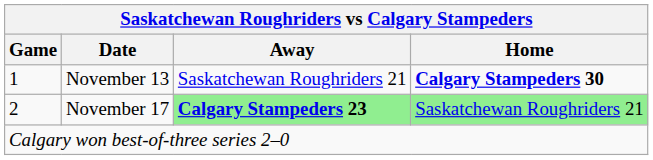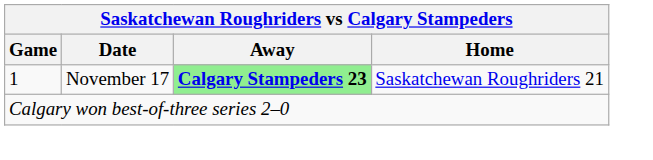- row: (118, 79)
(14, 109) 2 -> (14, 79) 1
(529, 109) lightgreen background -> (490, 79) no background
